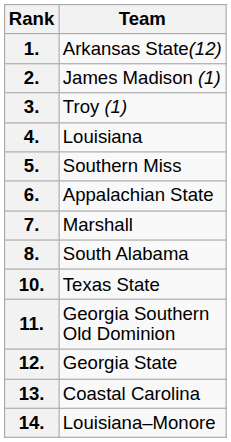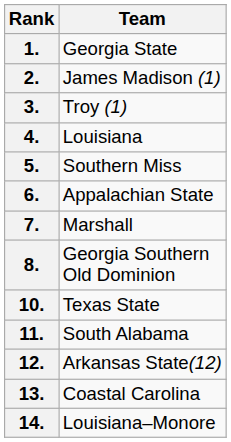(142, 48) Arkansas State(12) -> (120, 48) Georgia State
(126, 254) South Alabama -> (136, 265) Georgia Southern Old Dominion
(136, 324) Georgia Southern Old Dominion -> (126, 334) South Alabama
(120, 363) Georgia State -> (142, 363) Arkansas State(12)
